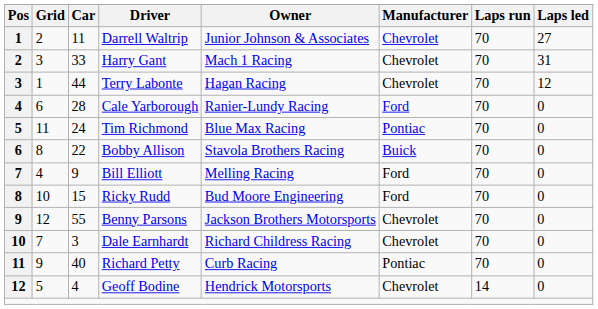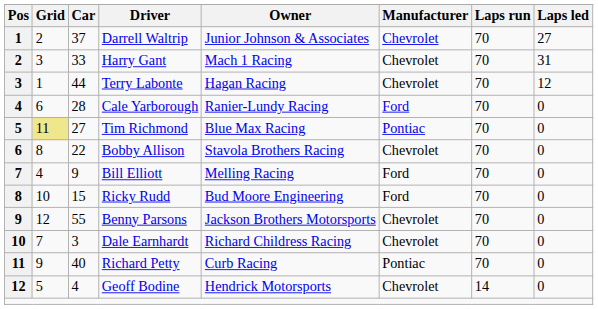(78, 38) 11 -> (79, 38) 37
(43, 128) no background -> (43, 128) khaki background
(79, 128) 24 -> (79, 128) 27
(399, 151) Buick -> (410, 151) Chevrolet
